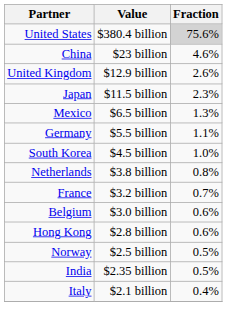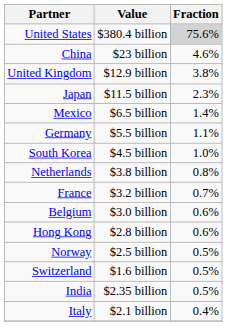(206, 73) 2.6% -> (206, 73) 3.8%
(206, 113) 1.3% -> (206, 113) 1.4%
+ row: (62, 271)
